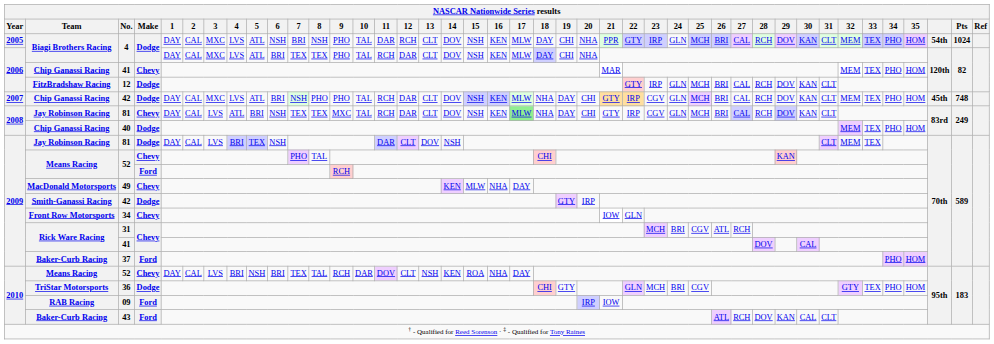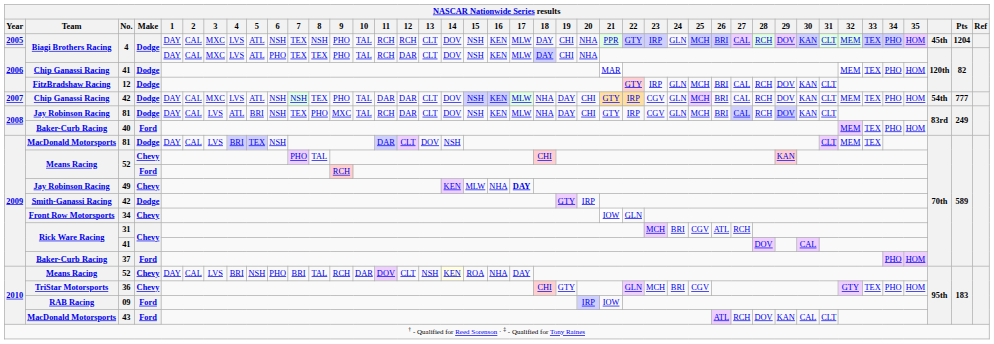(299, 40) BRI -> (299, 40) TEX
(386, 40) DAR -> (386, 40) RCH
(939, 40) 54th -> (939, 40) 45th
(962, 40) 1024 -> (962, 40) 1204
(278, 55) BRI -> (278, 55) PHO
(148, 69) Chevy -> (148, 69) Dodge
(278, 99) BRI -> (278, 99) NSH
(319, 99) PHO -> (319, 99) TEX
(386, 99) RCH -> (386, 99) DAR
(939, 99) 45th -> (939, 99) 54th
(962, 99) 748 -> (962, 99) 777
(148, 113) Chevy -> (148, 113) Dodge
(319, 113) TEX -> (319, 113) PHO
(522, 113) lightgreen background -> (522, 113) no background
(72, 128) Chip Ganassi Racing -> (72, 128) Baker-Curb Racing
(148, 128) Dodge -> (148, 128) Ford
(72, 142) Jay Robinson Racing -> (72, 142) MacDonald Motorsports
(72, 186) MacDonald Motorsports -> (72, 186) Jay Robinson Racing
(522, 186) normal -> (522, 186) bold
(278, 273) BRI -> (278, 273) PHO
(299, 273) TEX -> (299, 273) BRI
(452, 273) no background -> (452, 273) lightyellow background
(148, 288) Dodge -> (148, 288) Chevy
(72, 317) Baker-Curb Racing -> (72, 317) MacDonald Motorsports
